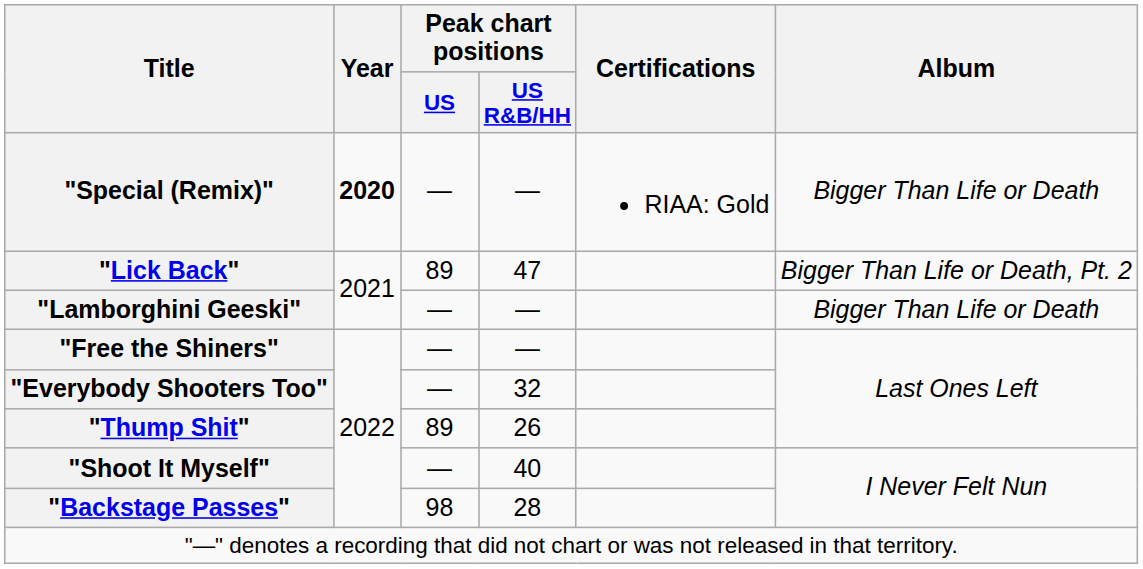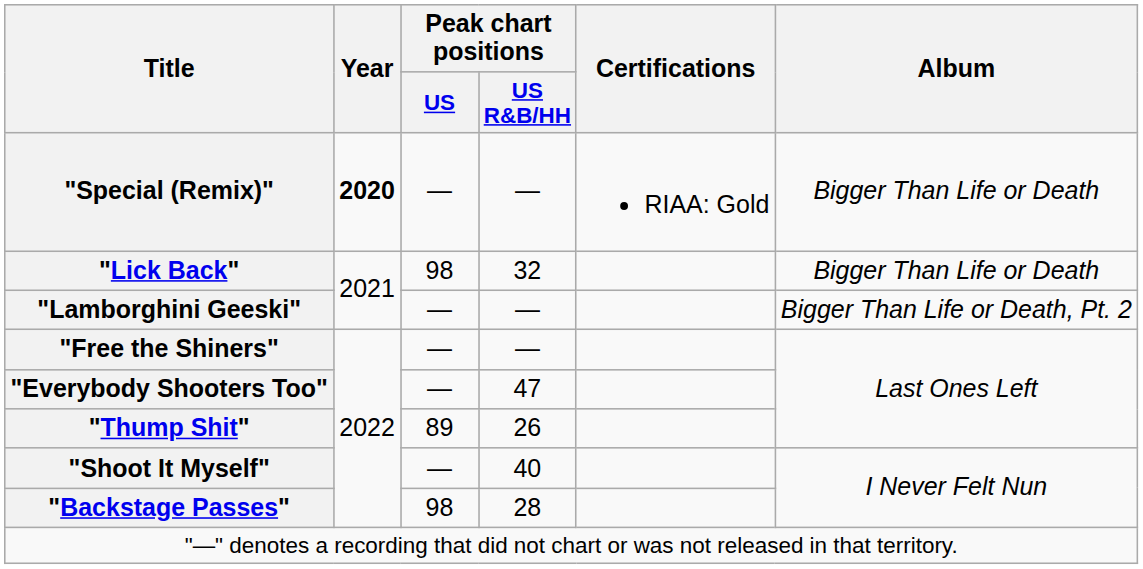(439, 269) 89 -> (439, 269) 98
(527, 269) 47 -> (527, 269) 32
(956, 269) Bigger Than Life or Death, Pt. 2 -> (956, 269) Bigger Than Life or Death
(956, 309) Bigger Than Life or Death -> (956, 309) Bigger Than Life or Death, Pt. 2
(527, 388) 32 -> (527, 388) 47
